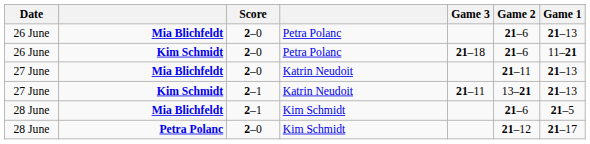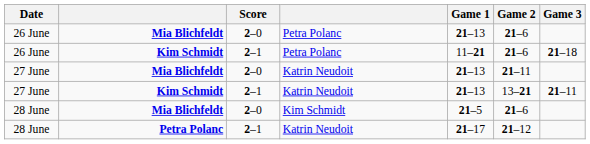columns swapped: (562, 14) <-> (470, 14)
(253, 52) 2–0 -> (253, 52) 2–1
(253, 110) 2–1 -> (253, 110) 2–0
(253, 129) 2–0 -> (253, 129) 2–1
(314, 129) Kim Schmidt -> (318, 129) Katrin Neudoit
